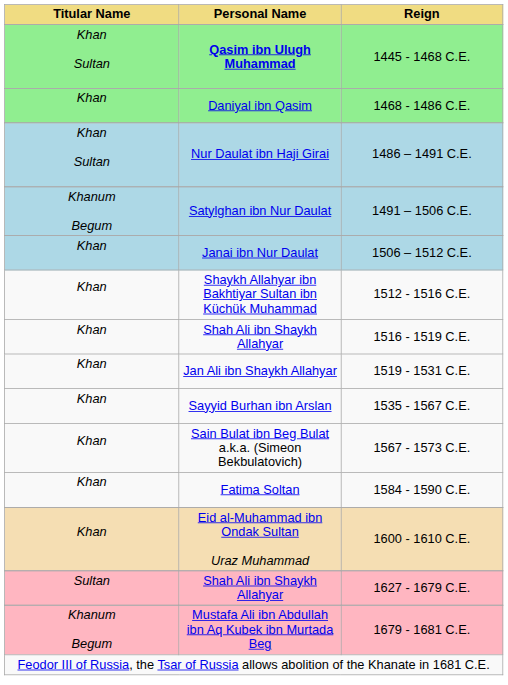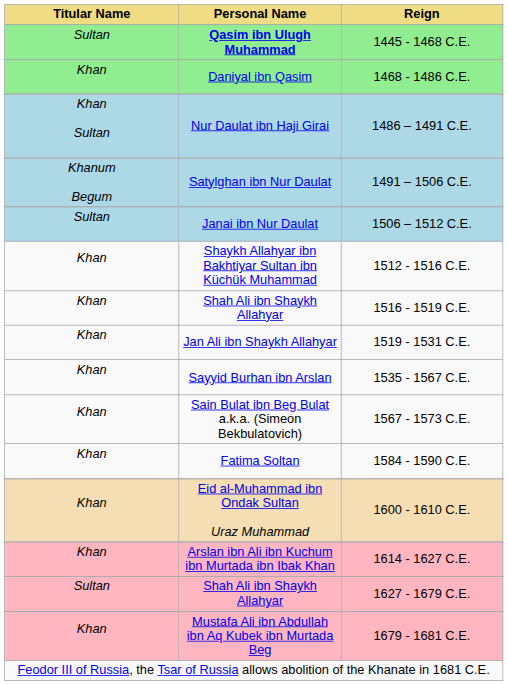(92, 49) Khan Sultan -> (92, 34) Sultan
(92, 245) Khan -> (92, 216) Sultan
+ row: (422, 559)
(92, 630) Khanum Begum -> (92, 628) Khan
